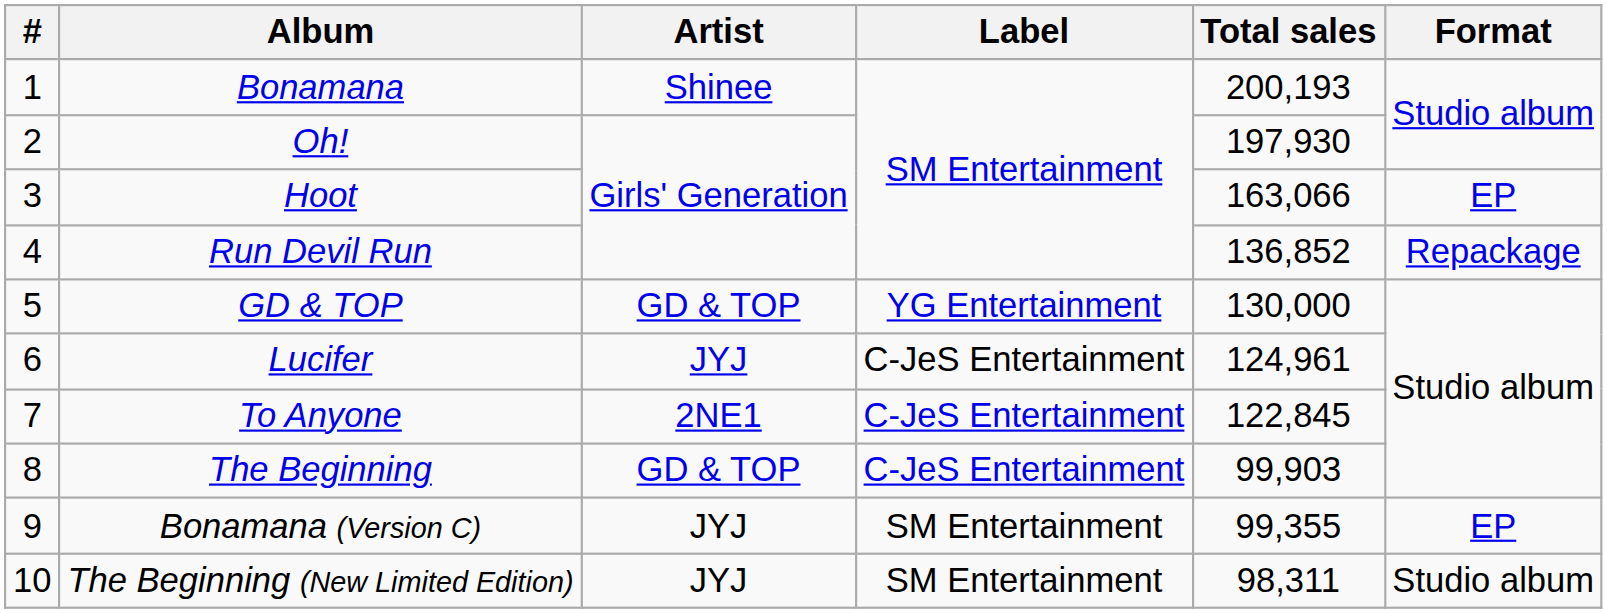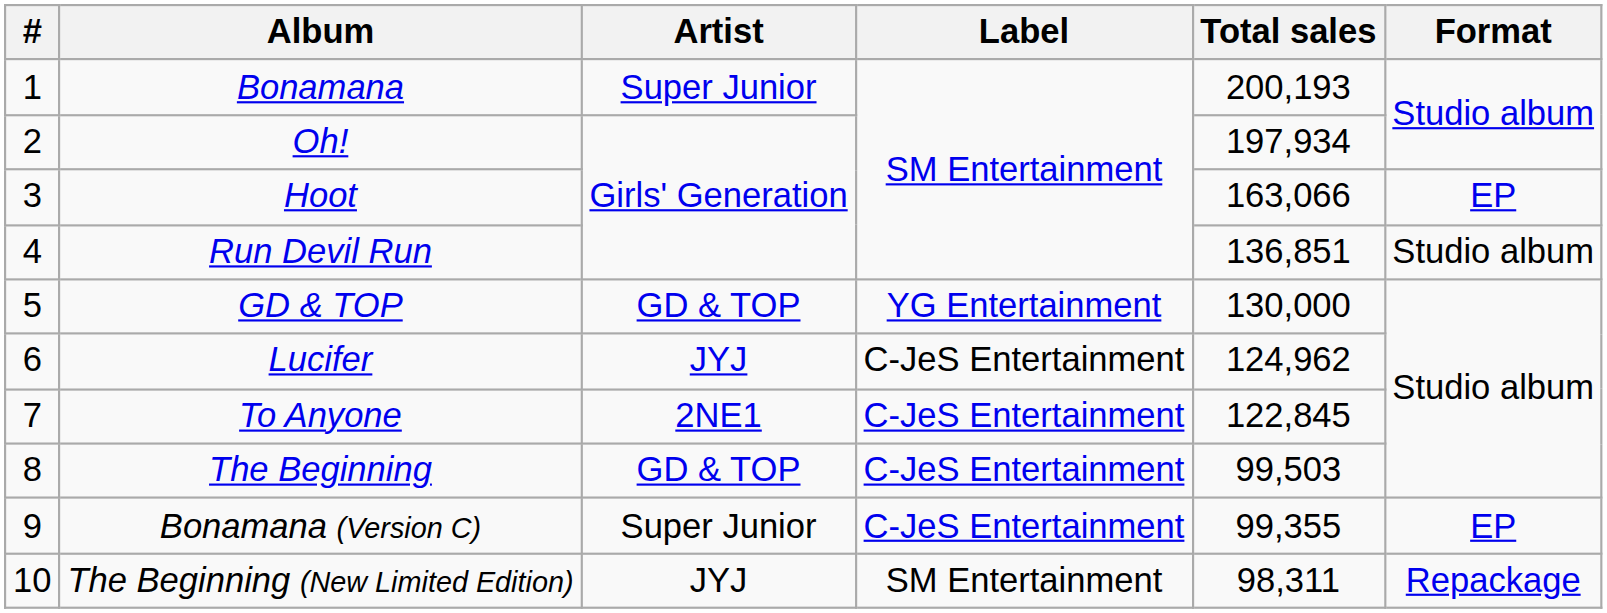(719, 86) Shinee -> (719, 86) Super Junior
(1288, 141) 197,930 -> (1288, 141) 197,934
(1288, 251) 136,852 -> (1288, 251) 136,851
(1493, 251) Repackage -> (1493, 251) Studio album
(1288, 360) 124,961 -> (1288, 360) 124,962
(1288, 470) 99,903 -> (1288, 470) 99,503
(719, 525) JYJ -> (719, 525) Super Junior
(1024, 525) SM Entertainment -> (1024, 525) C-JeS Entertainment
(1493, 580) Studio album -> (1493, 580) Repackage
